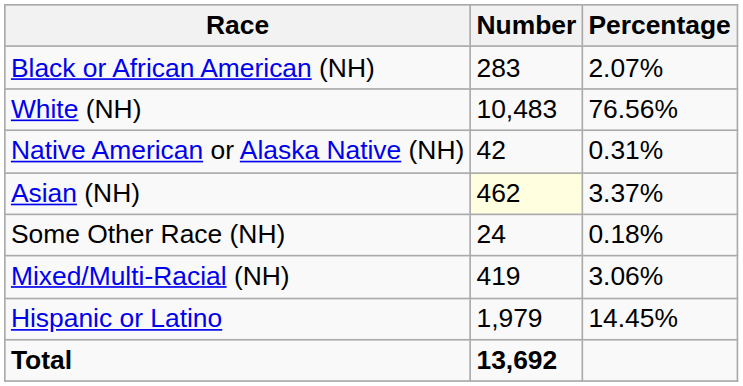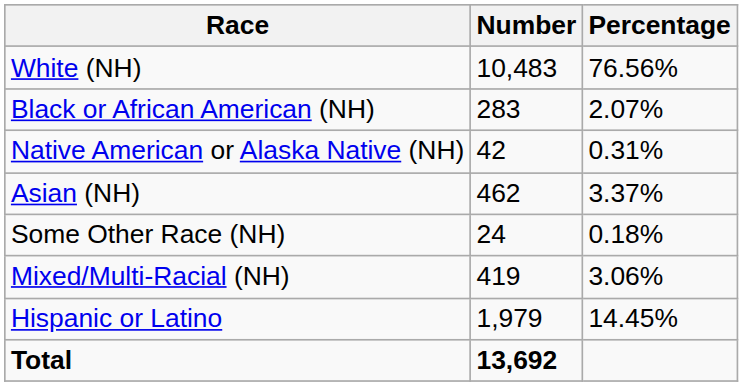rows swapped: (76, 109) <-> (193, 67)
(498, 192) lightyellow background -> (498, 192) no background
